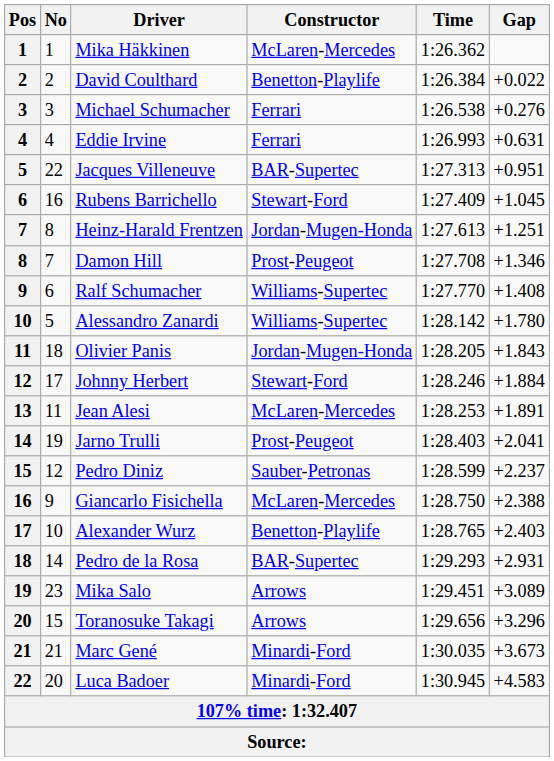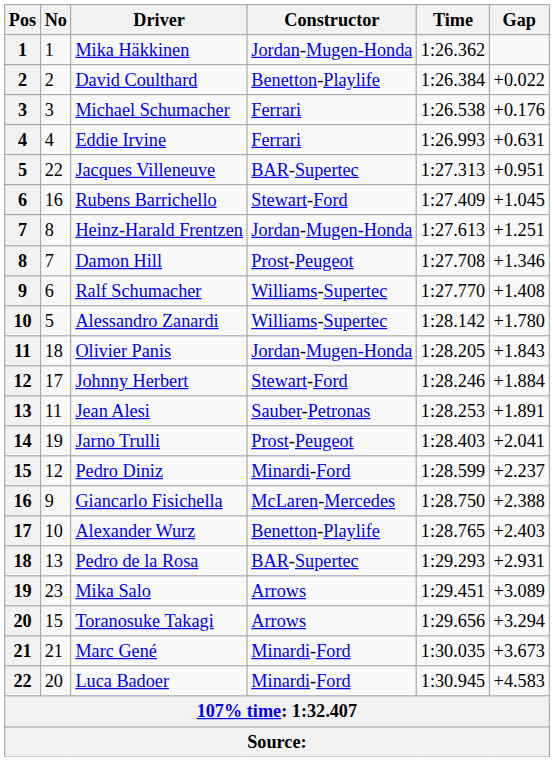(323, 49) McLaren-Mercedes -> (332, 49) Jordan-Mugen-Honda
(519, 109) +0.276 -> (519, 109) +0.176
(323, 410) McLaren-Mercedes -> (311, 410) Sauber-Petronas
(311, 470) Sauber-Petronas -> (301, 470) Minardi-Ford
(54, 561) 14 -> (54, 561) 13
(519, 621) +3.296 -> (519, 621) +3.294
